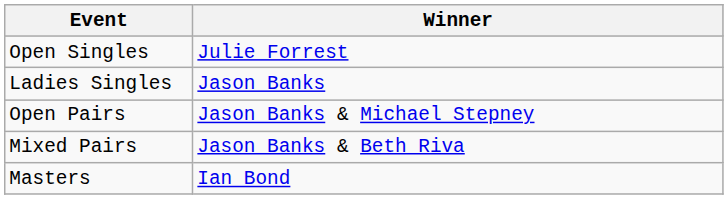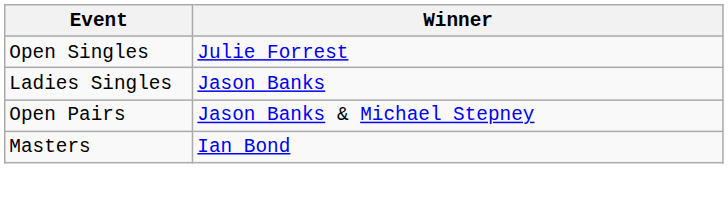- row: (73, 147)
